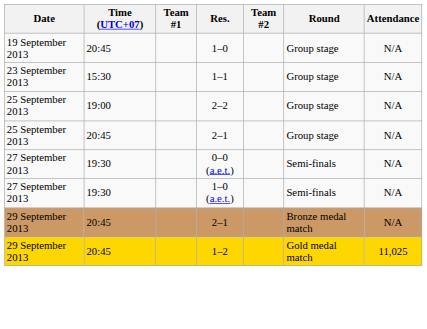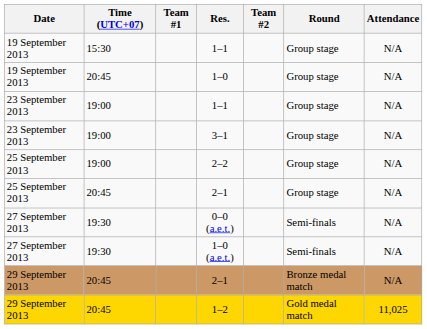+ row: (36, 48)
(99, 77) 15:30 -> (99, 106) 19:00
+ row: (36, 135)
